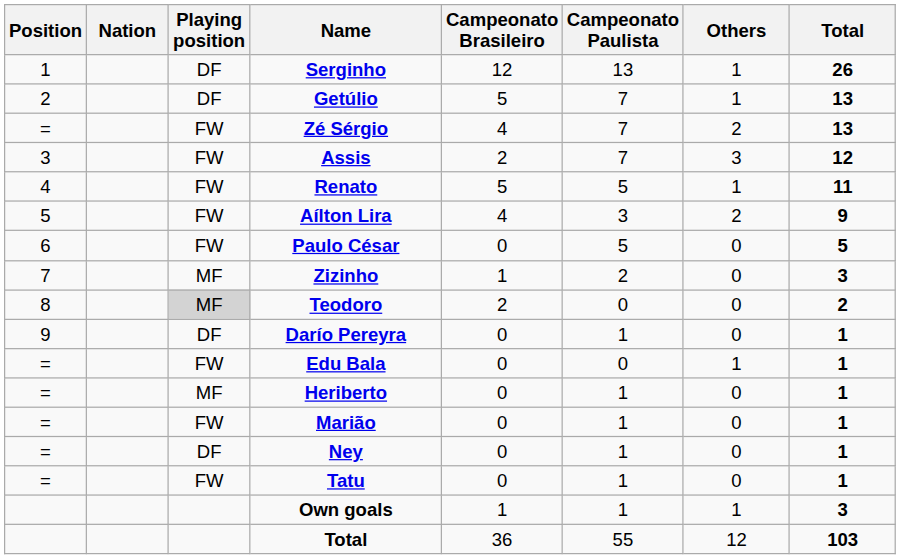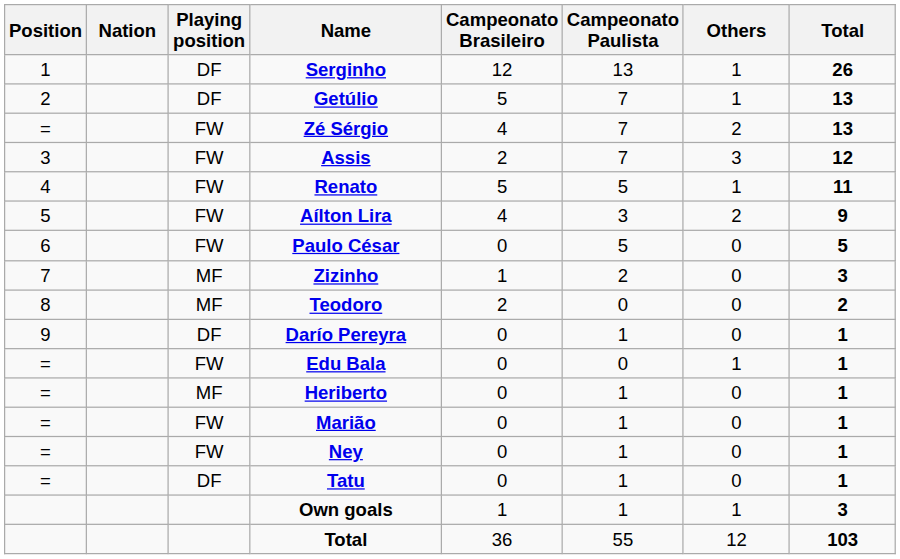(209, 304) lightgrey background -> (209, 304) no background
(209, 451) DF -> (209, 451) FW
(209, 481) FW -> (209, 481) DF
